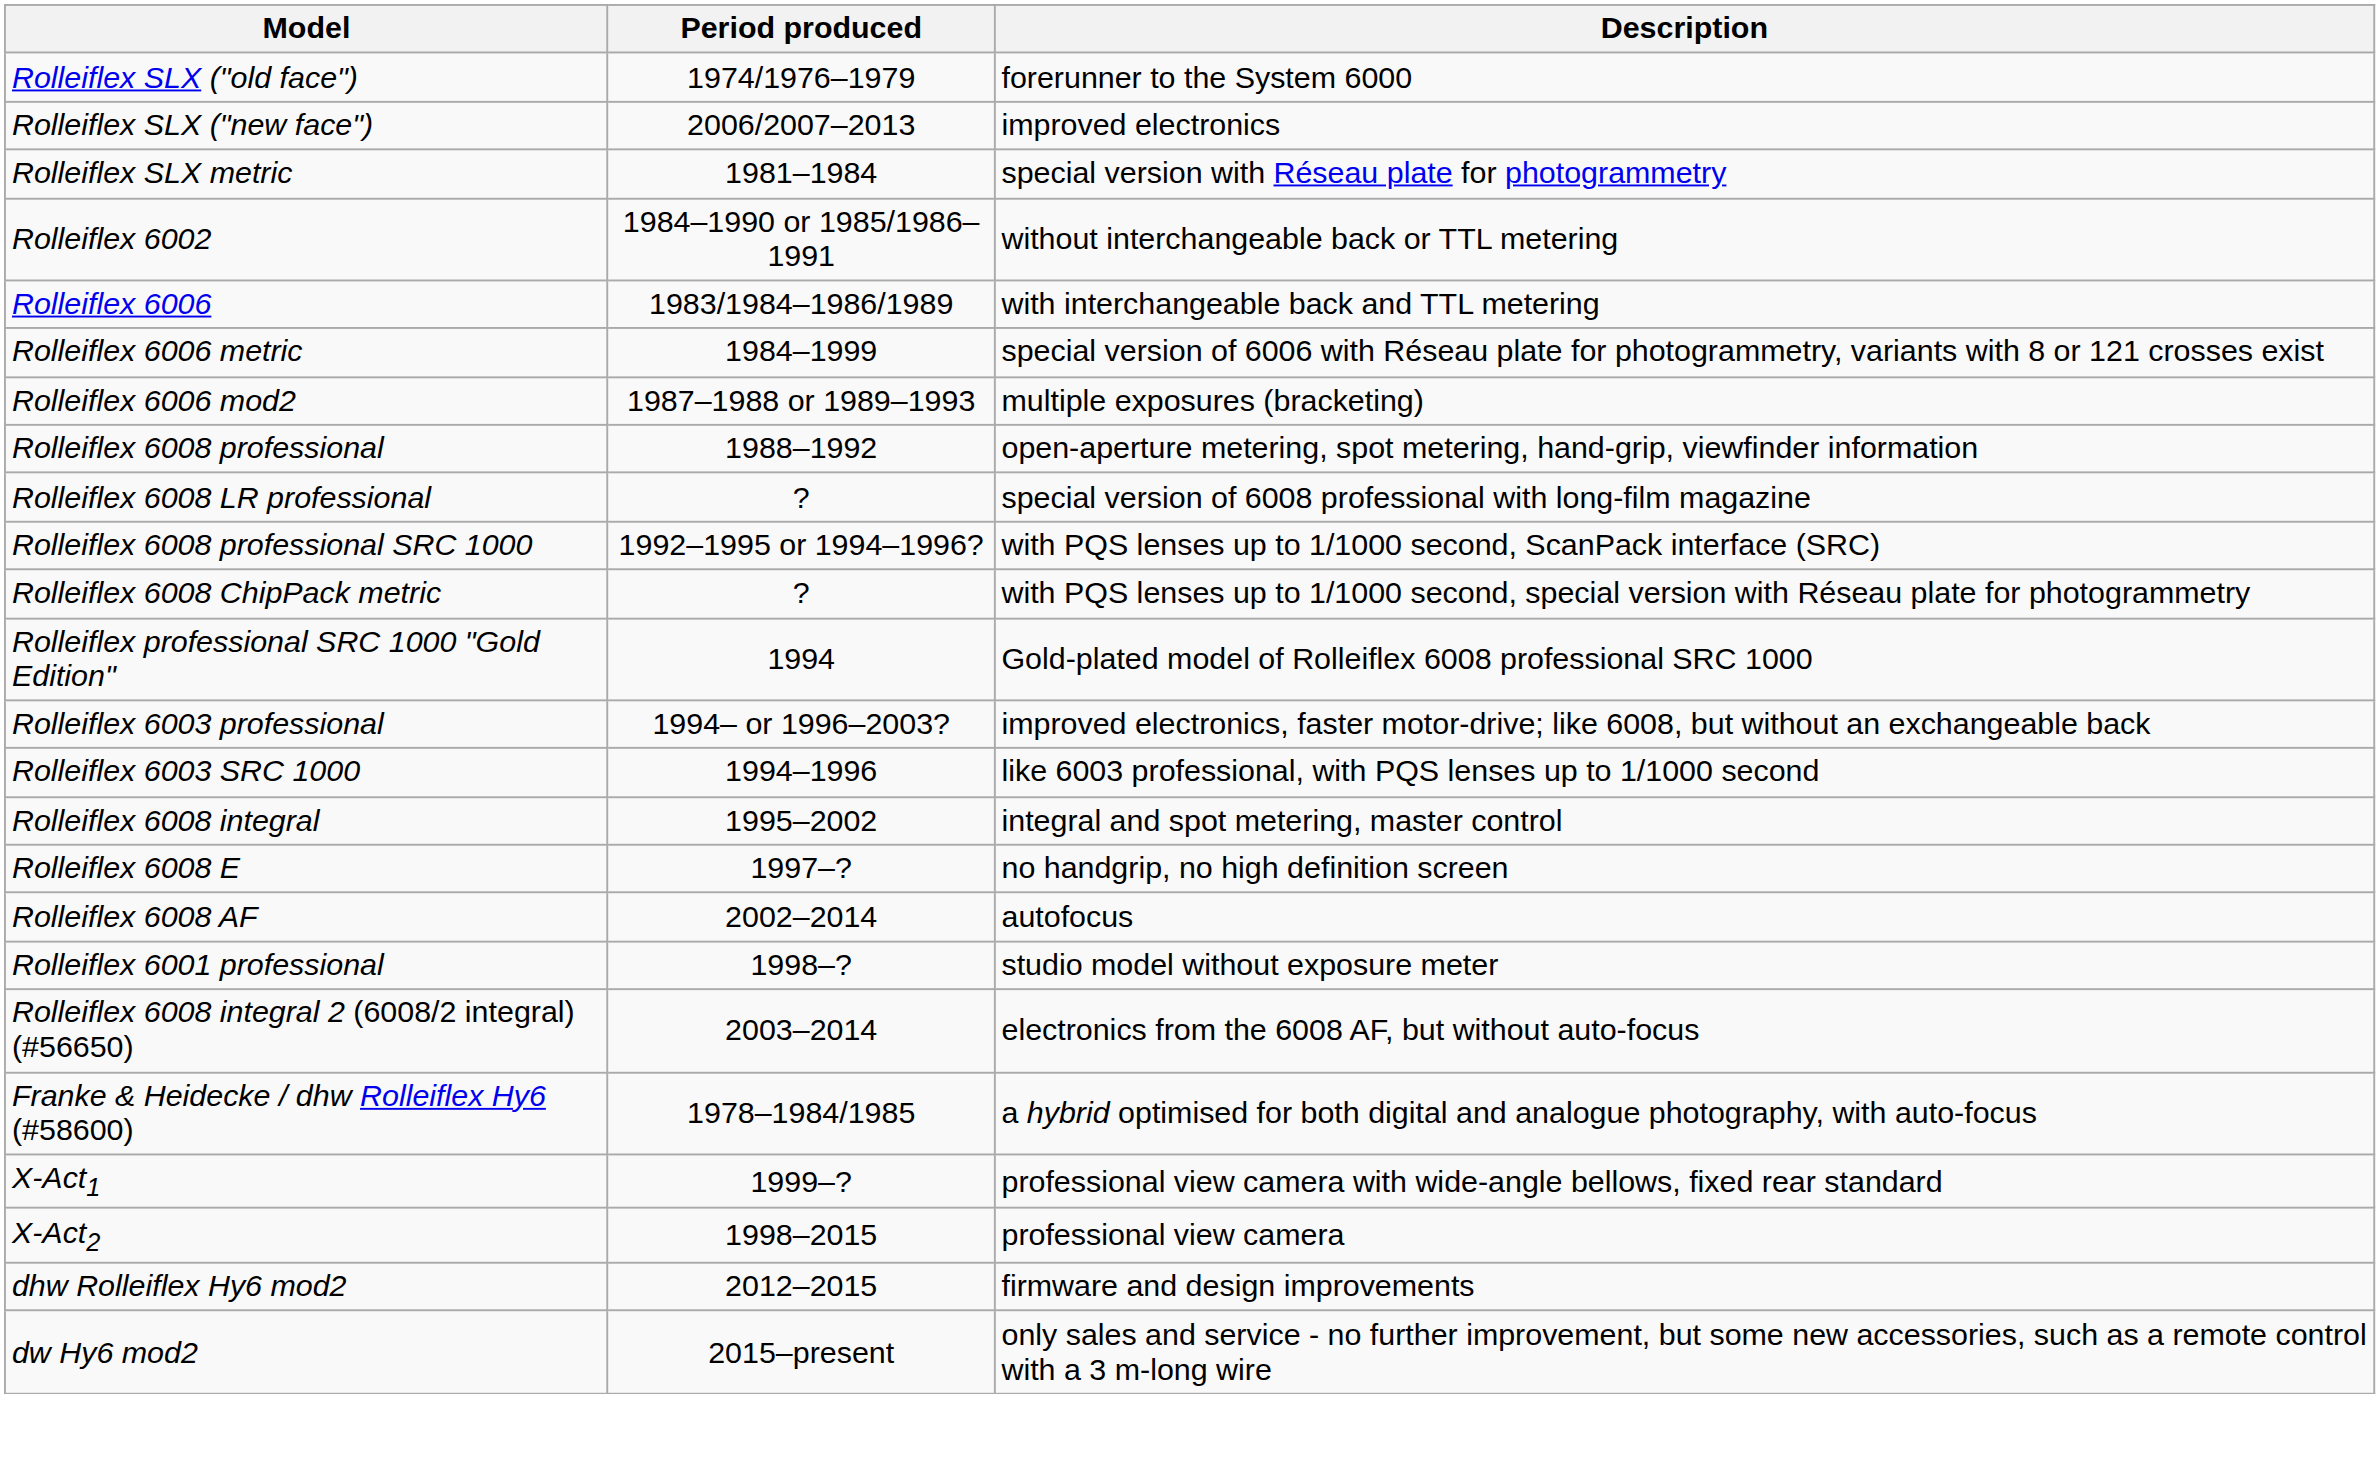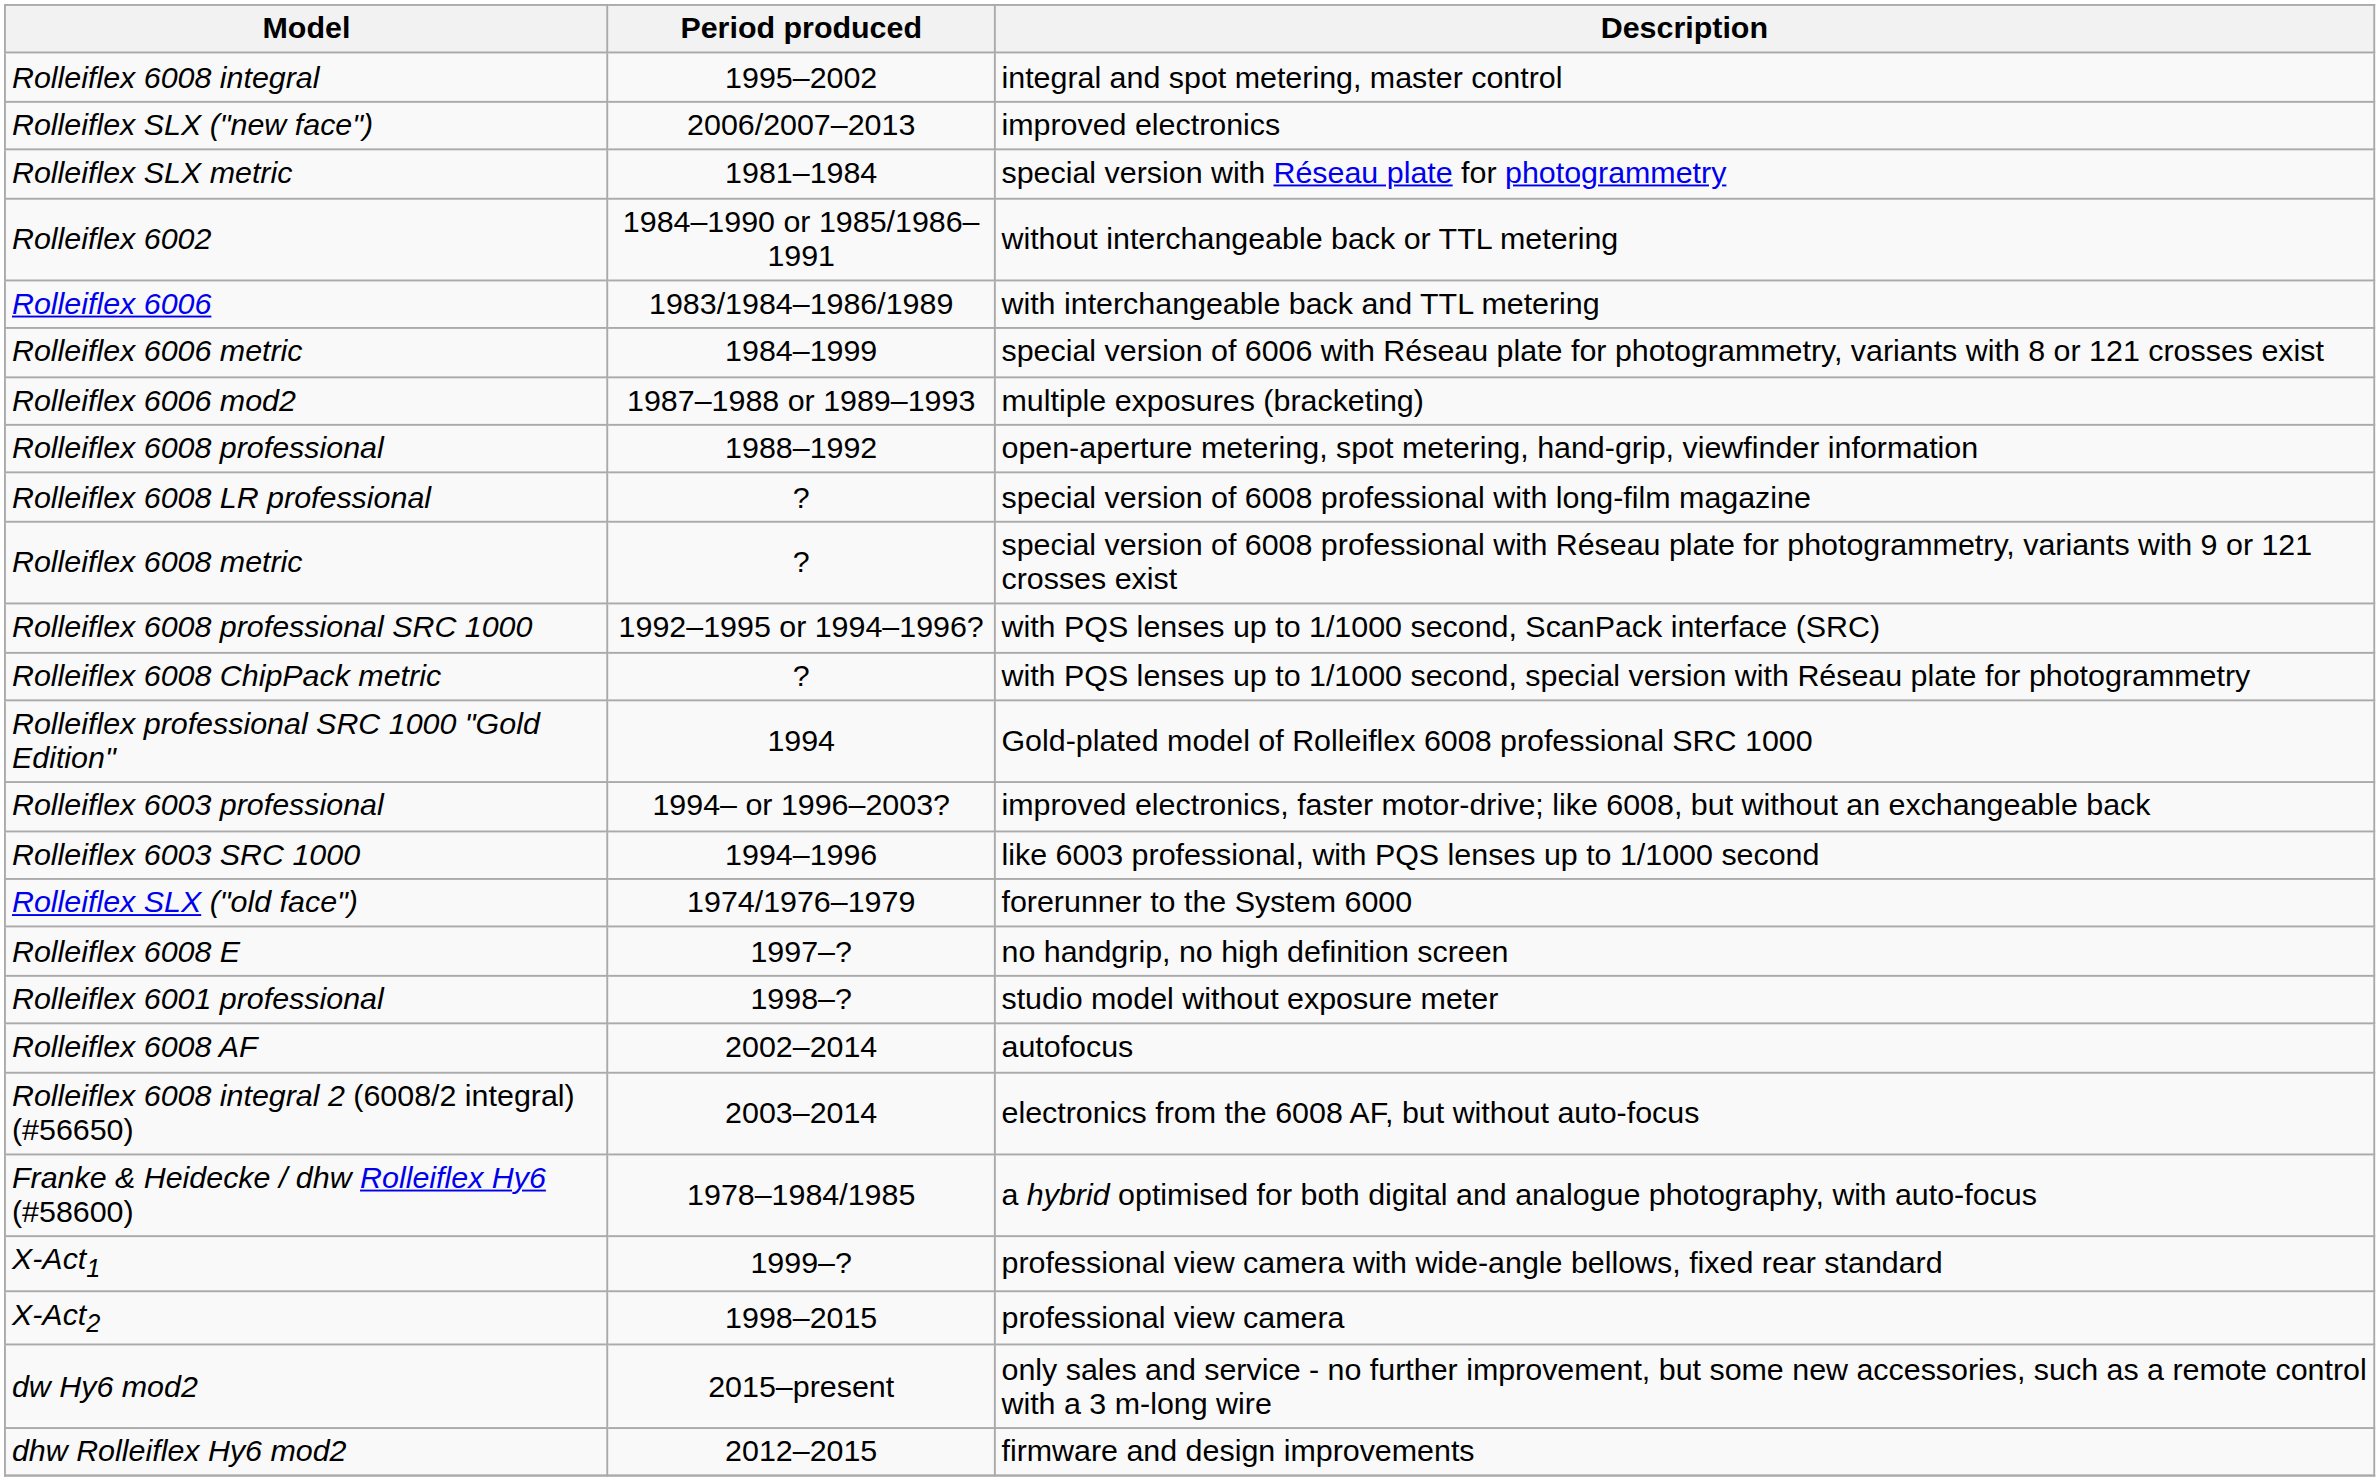rows swapped: (185, 76) <-> (166, 820)
+ row: (157, 562)
rows swapped: (198, 964) <-> (135, 916)
rows swapped: (179, 1286) <-> (105, 1351)
